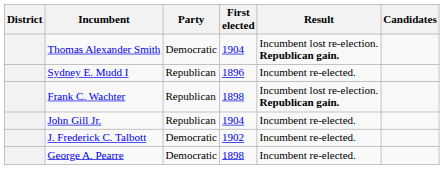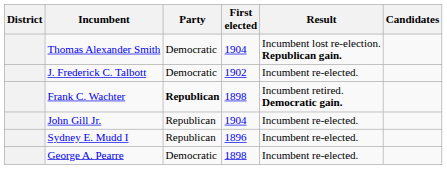rows swapped: (97, 138) <-> (88, 73)
(191, 96) normal -> (192, 96) bold
(319, 96) Incumbent lost re-election. Republican gain. -> (303, 96) Incumbent retired. Democratic gain.
